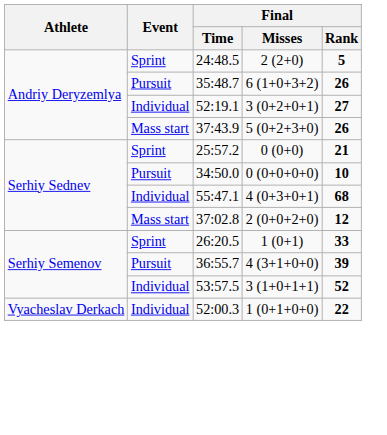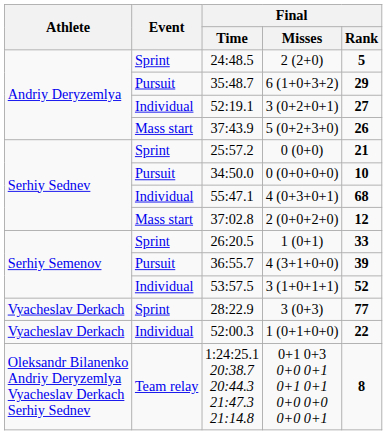(342, 83) 26 -> (362, 83) 29
+ row: (232, 309)
+ row: (232, 386)
